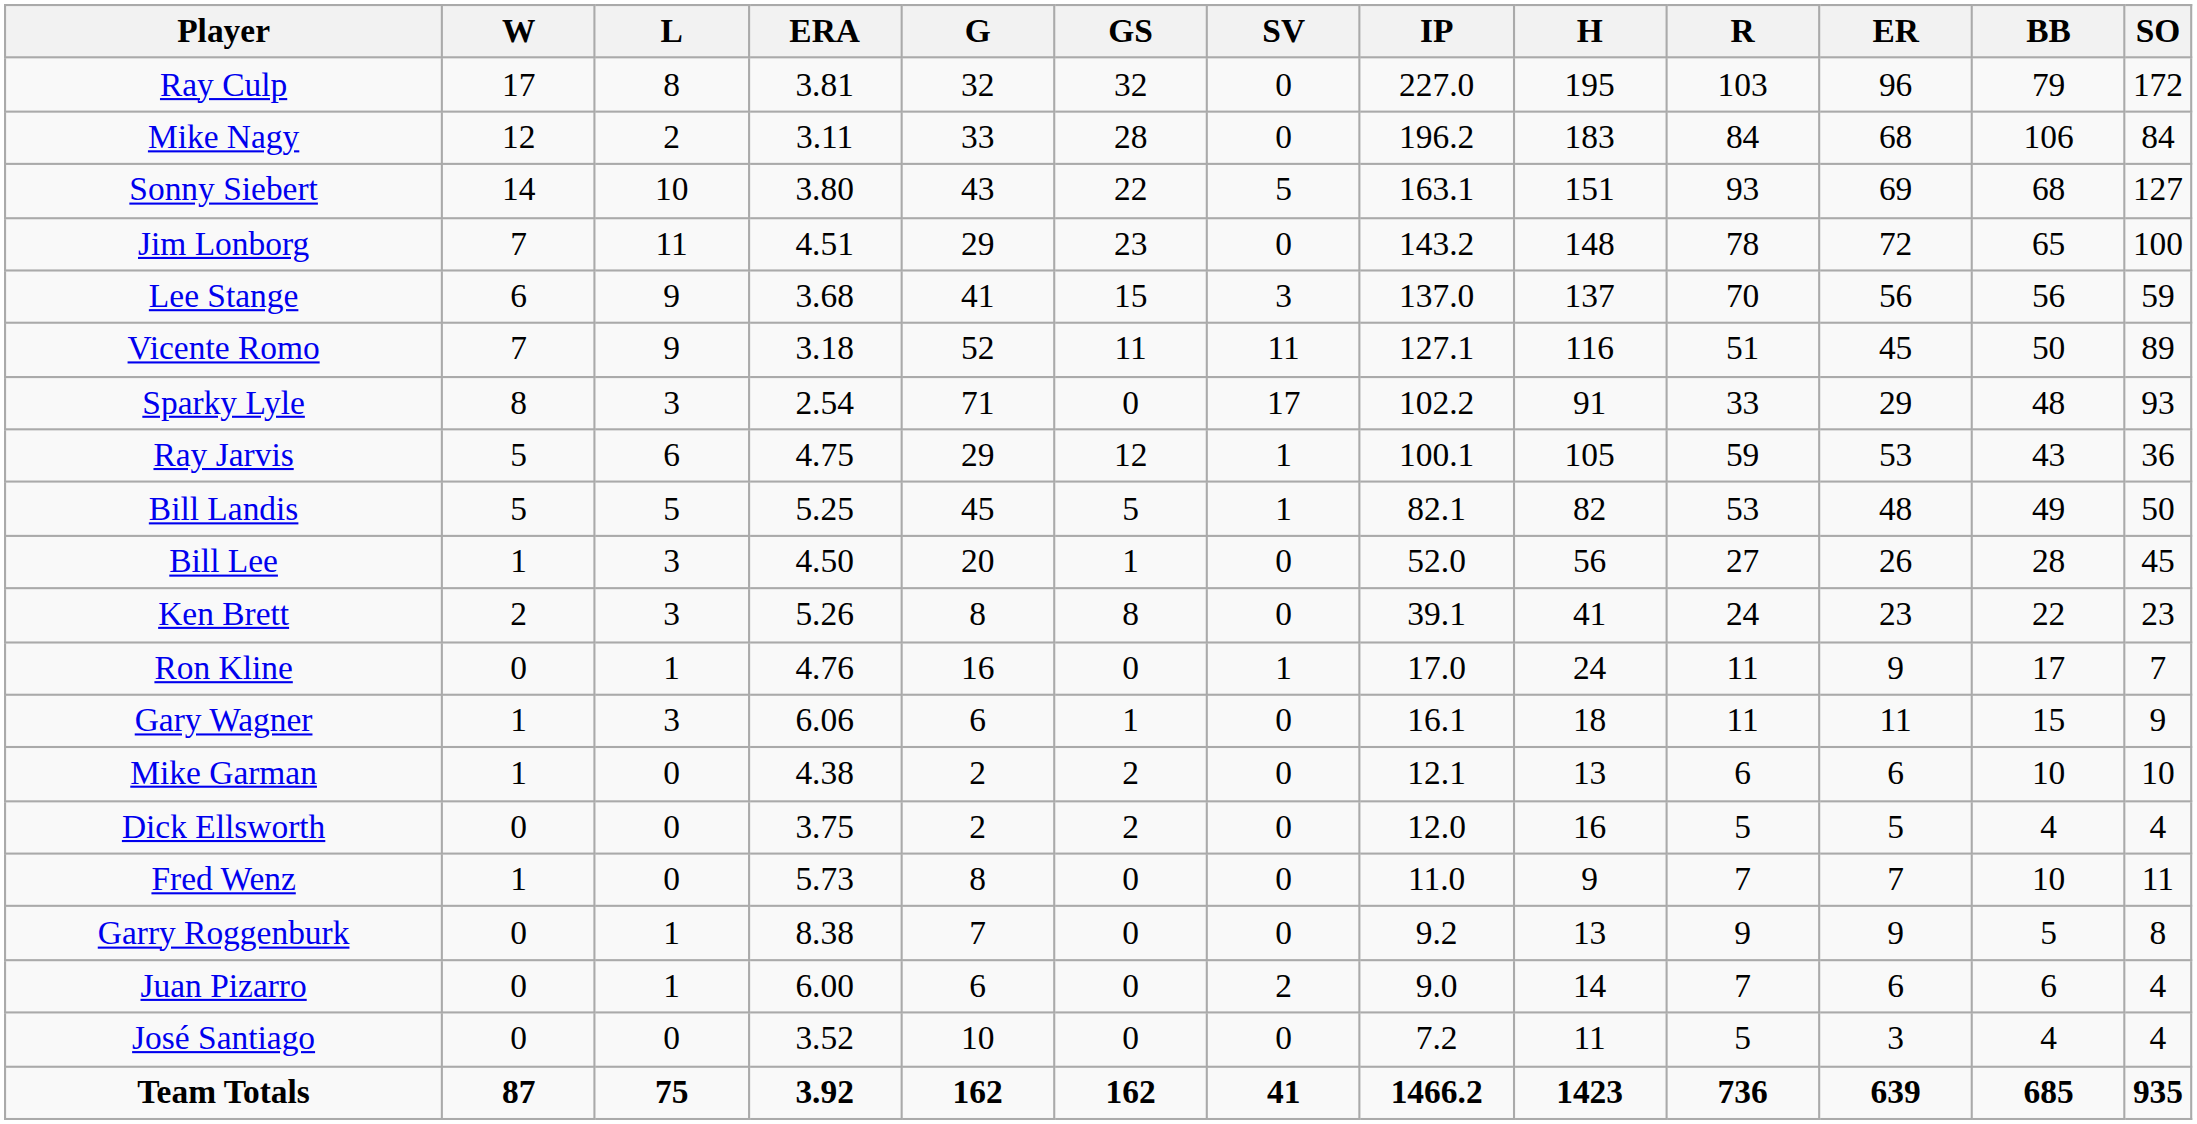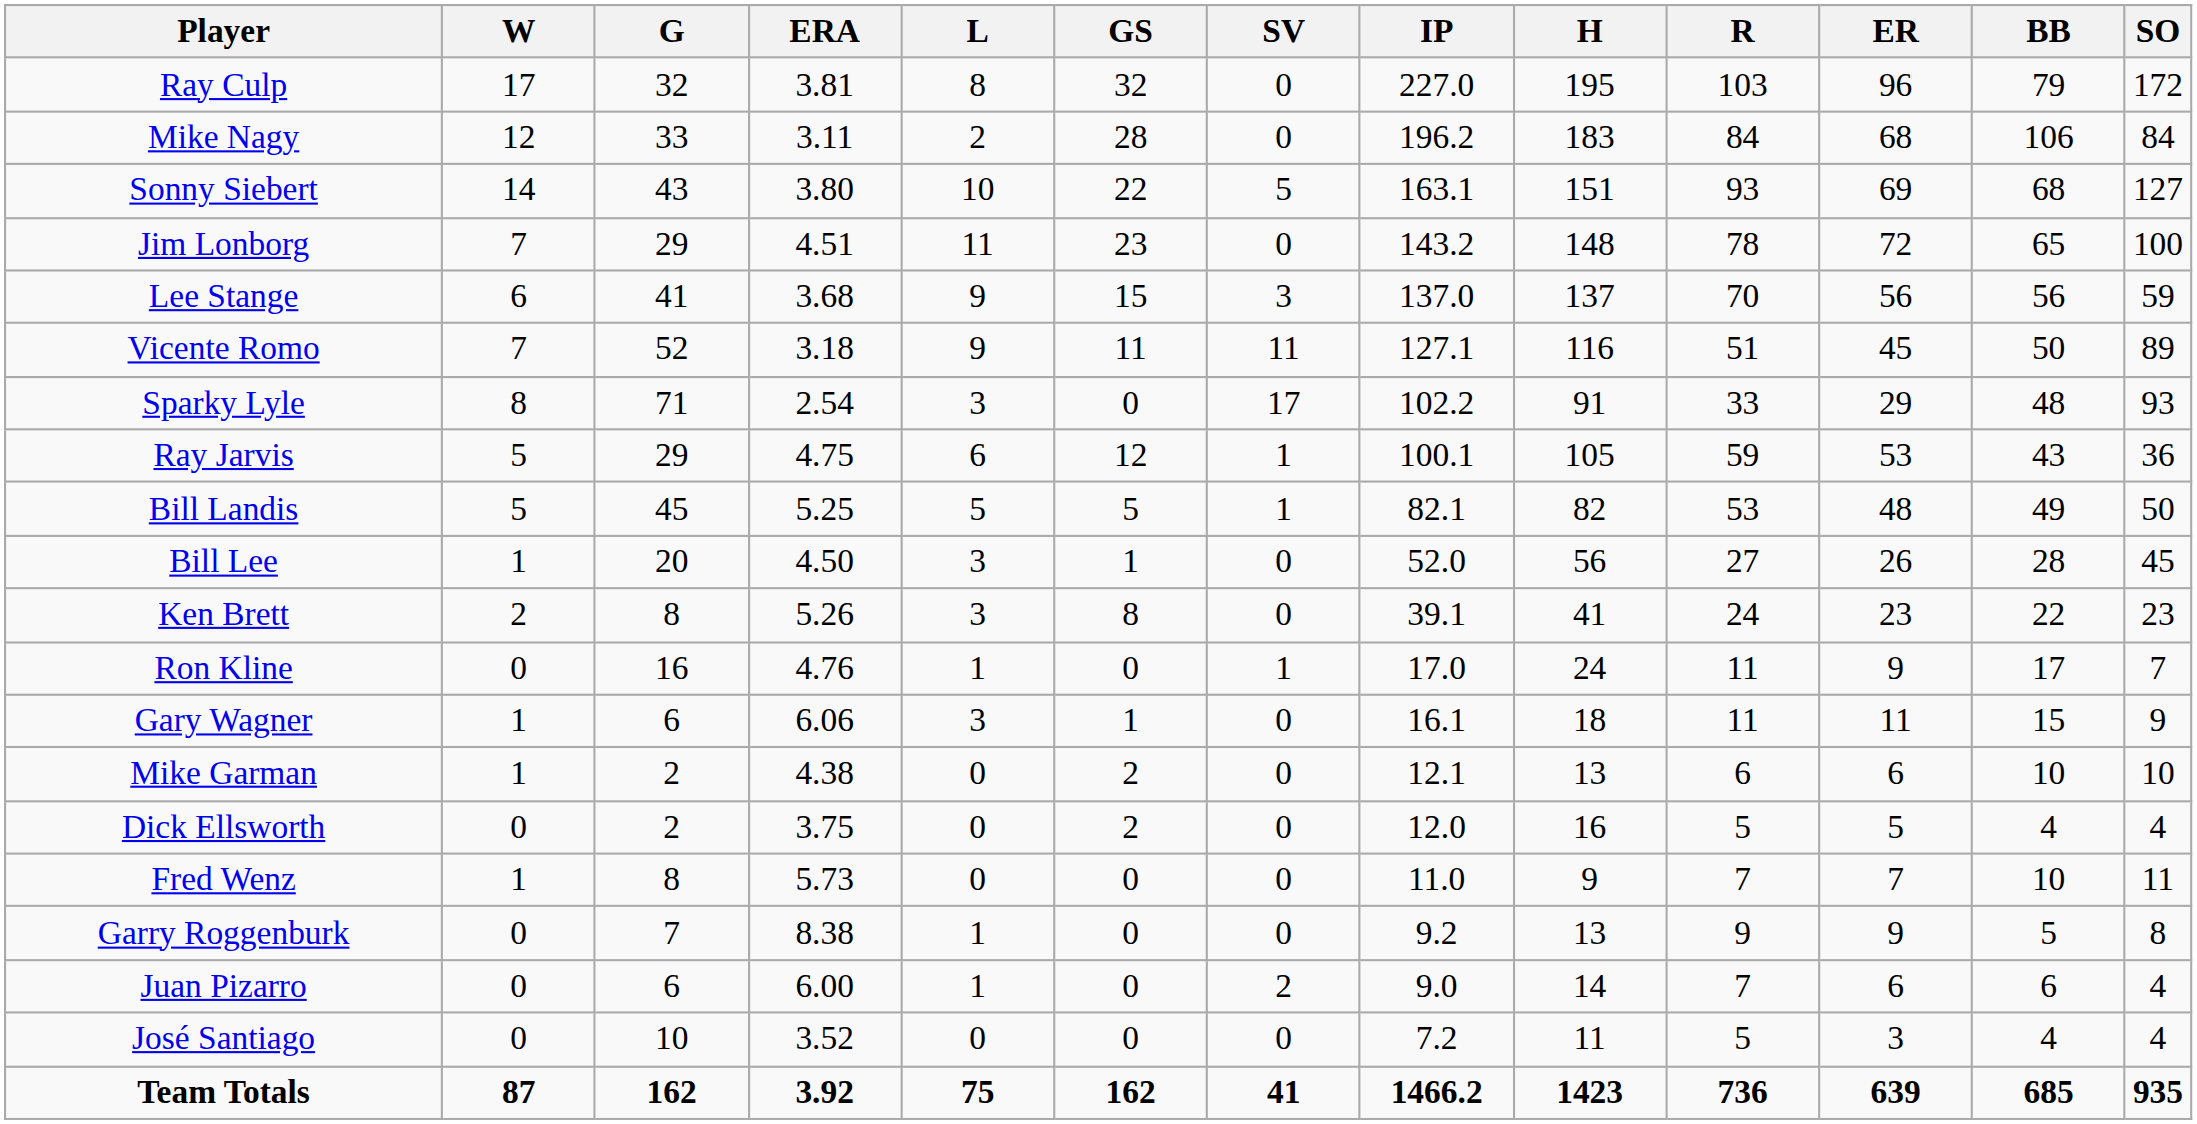columns swapped: (672, 31) <-> (978, 31)
